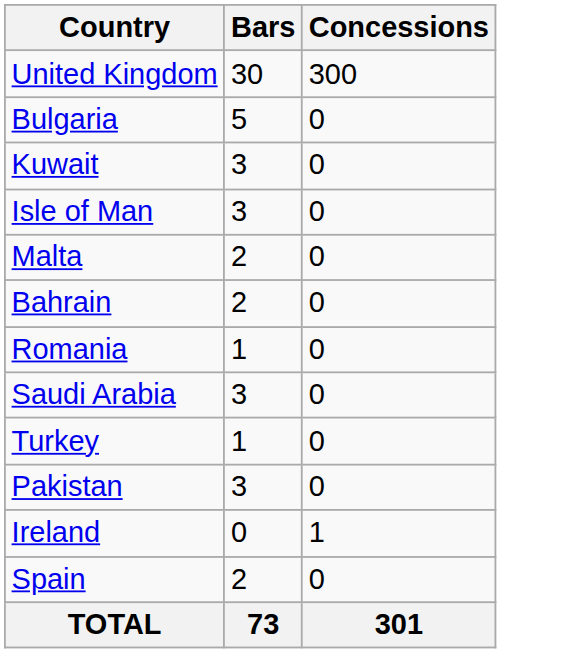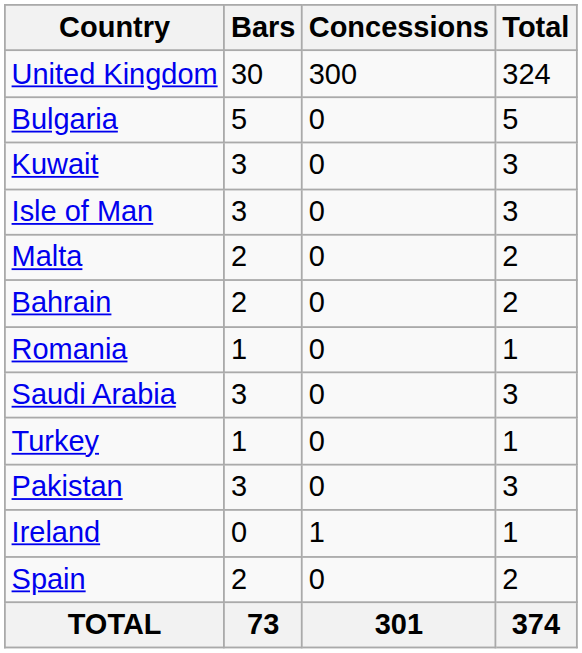+ column: (536, 27)
